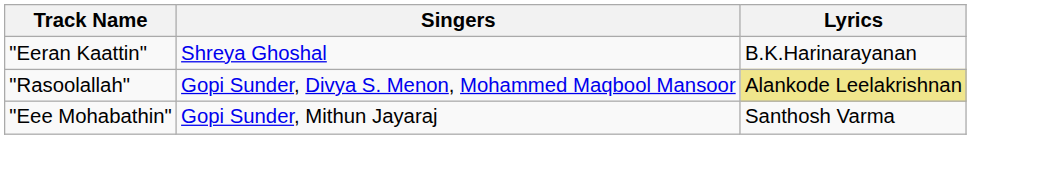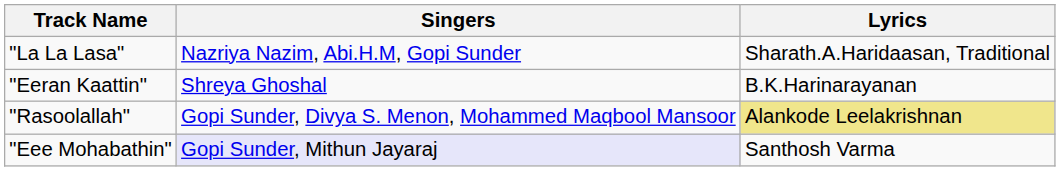+ row: (67, 52)
(309, 117) no background -> (309, 149) lavender background
